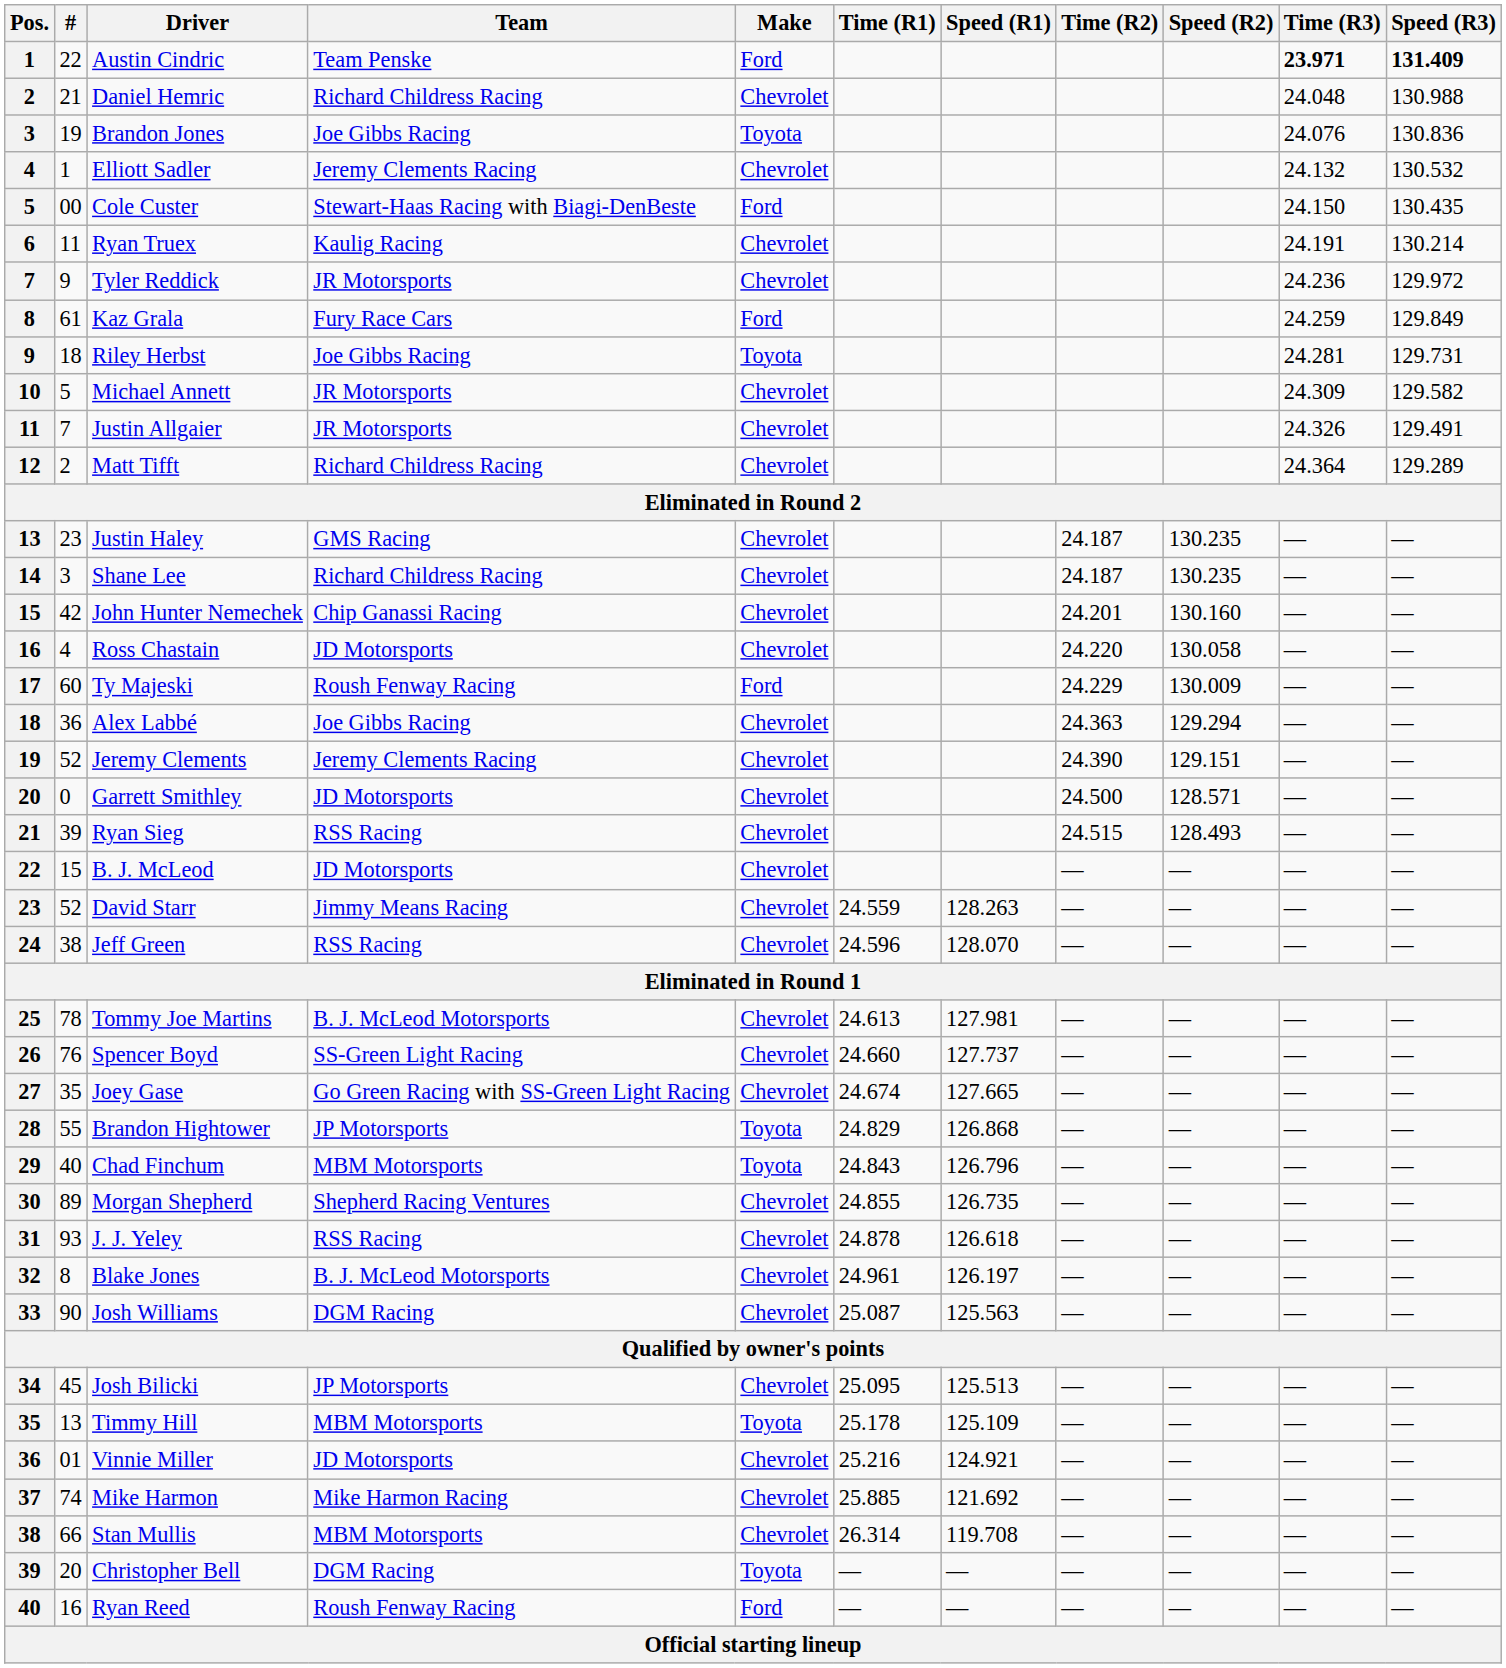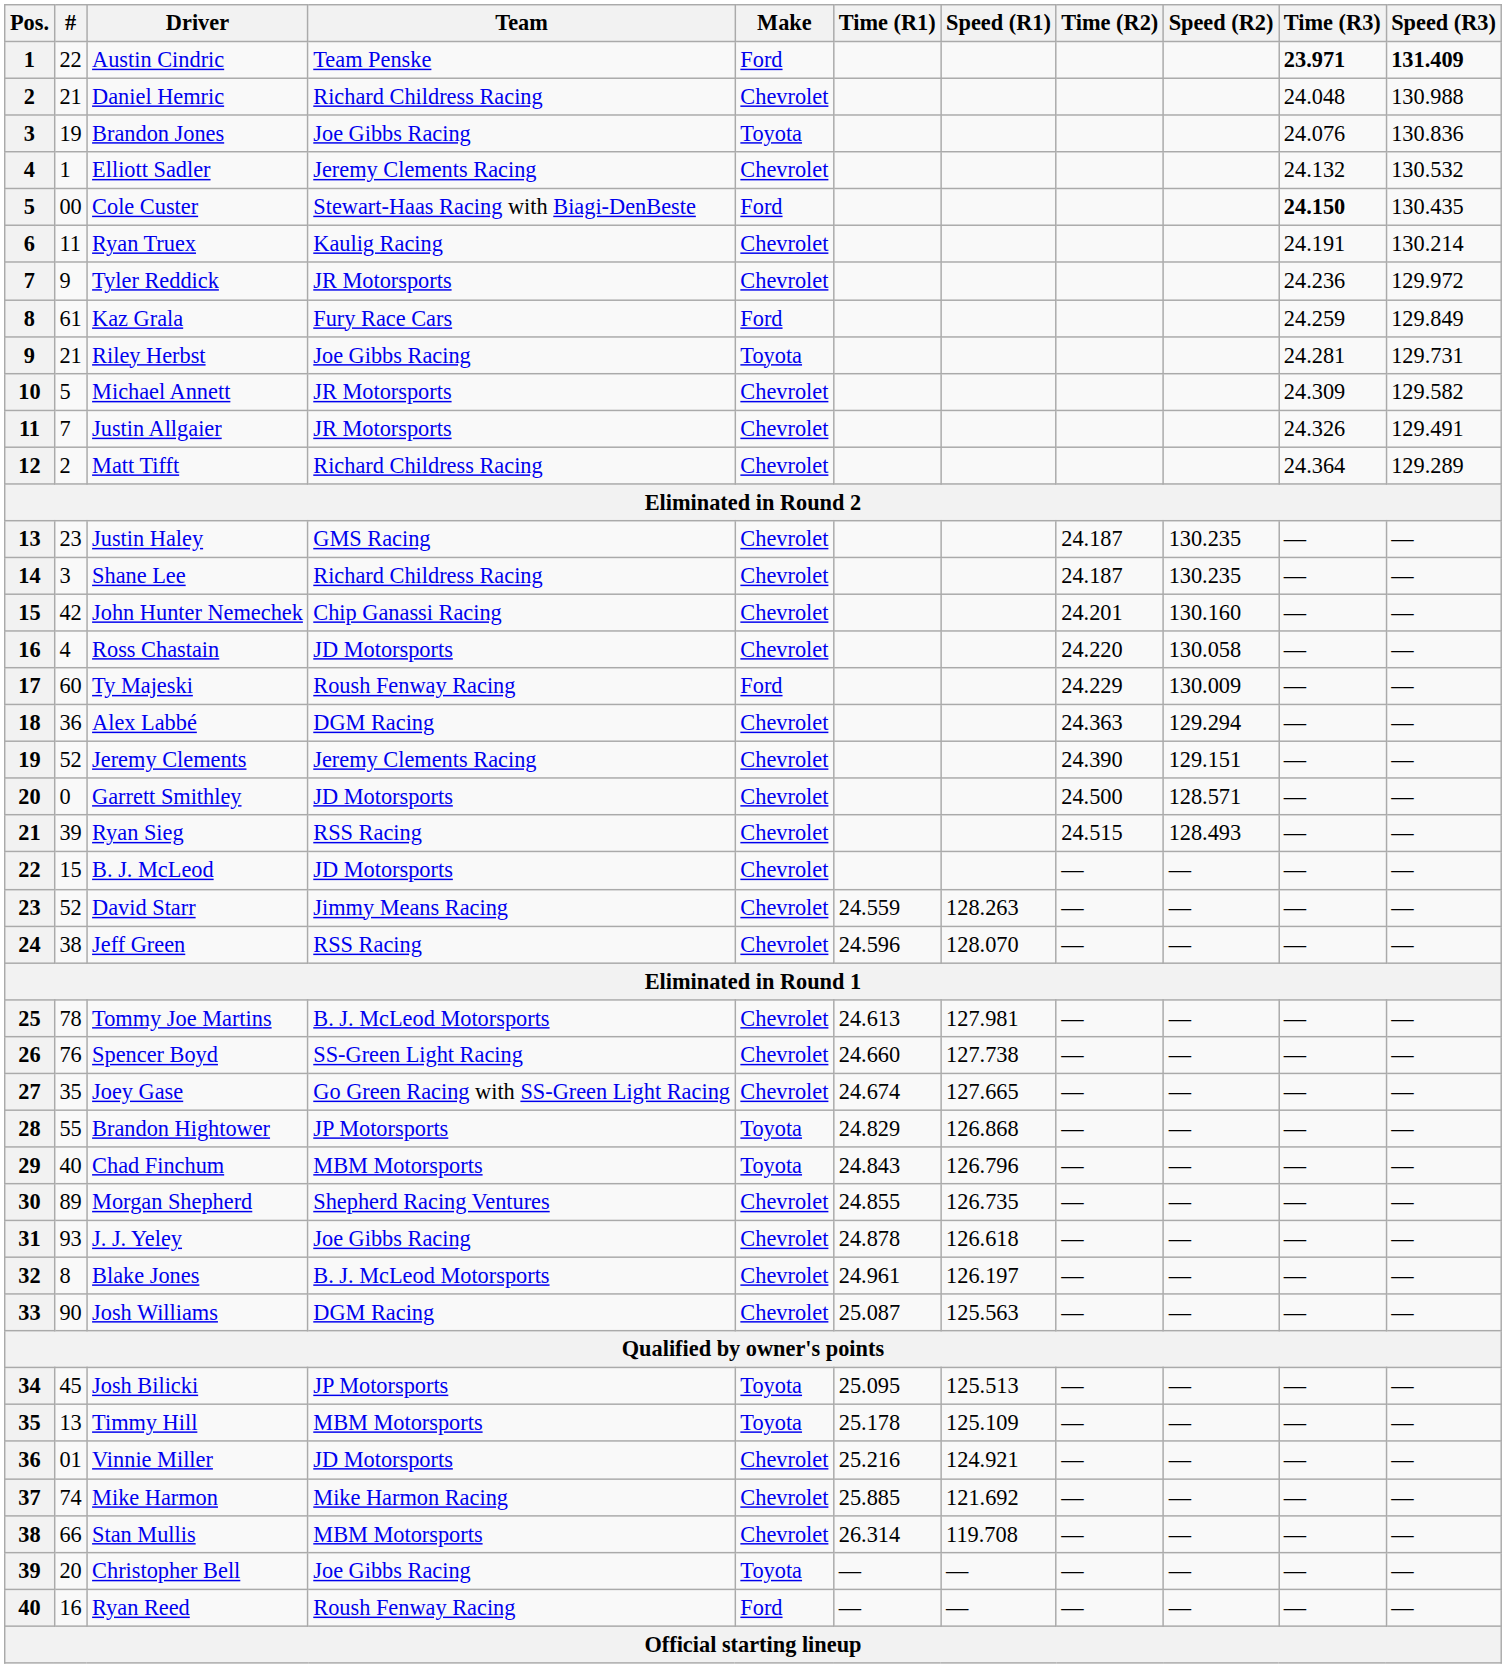(1315, 207) normal -> (1315, 207) bold
(71, 354) 18 -> (71, 354) 21
(392, 723) Joe Gibbs Racing -> (374, 723) DGM Racing
(982, 1054) 127.737 -> (982, 1054) 127.738
(368, 1238) RSS Racing -> (392, 1238) Joe Gibbs Racing
(784, 1386) Chevrolet -> (771, 1386) Toyota
(374, 1570) DGM Racing -> (392, 1570) Joe Gibbs Racing
